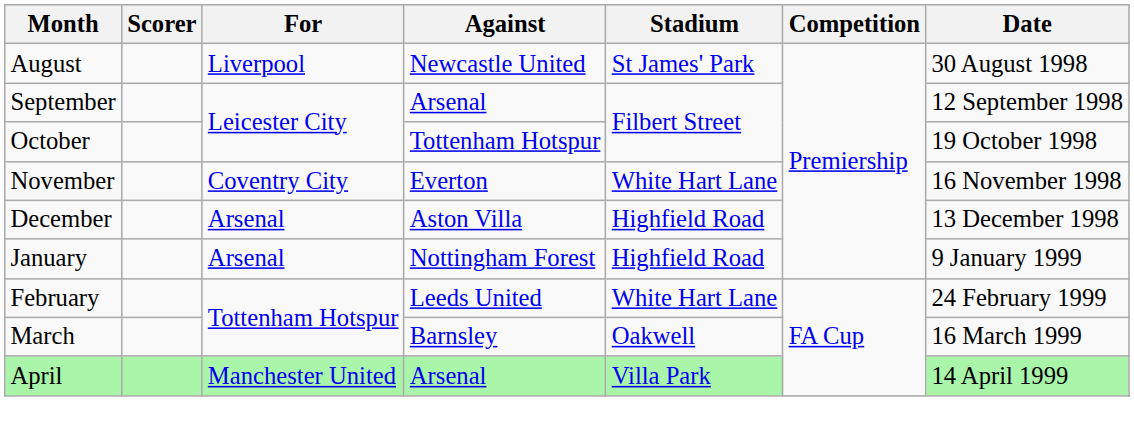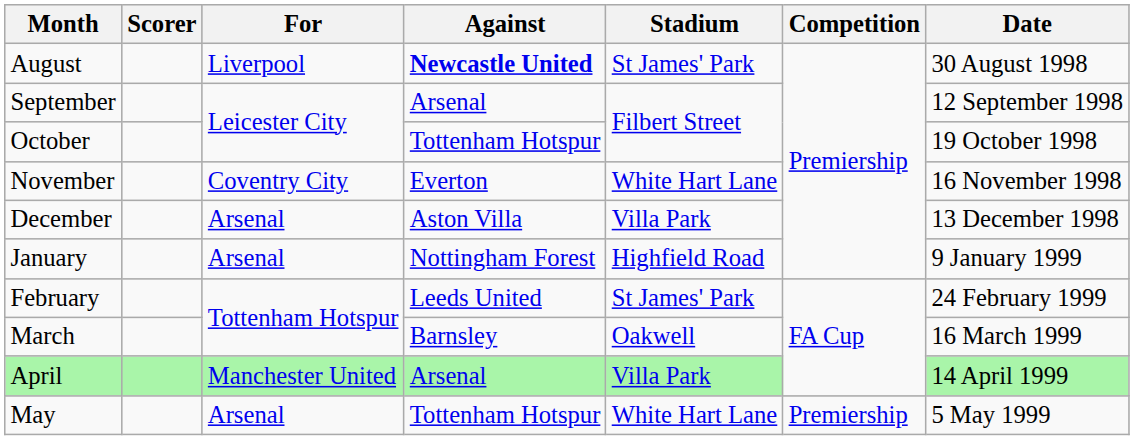(498, 63) normal -> (501, 63) bold
(688, 219) Highfield Road -> (661, 219) Villa Park
(694, 297) White Hart Lane -> (683, 297) St James' Park
+ row: (33, 414)
